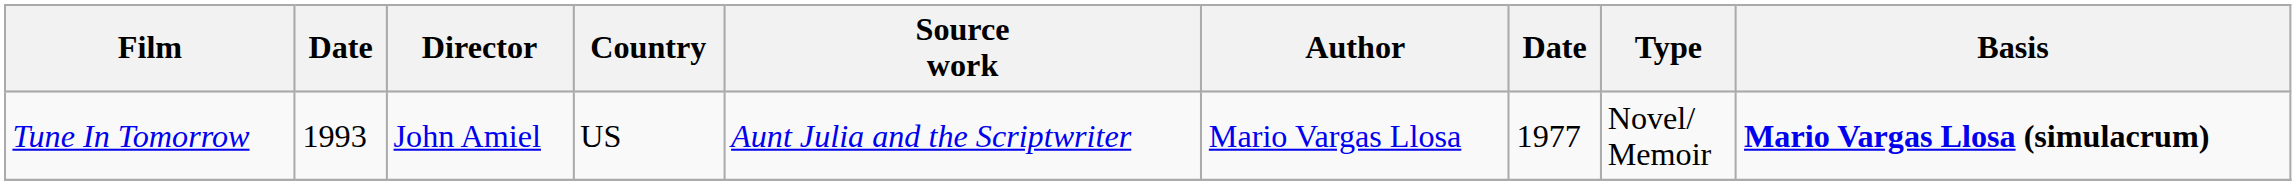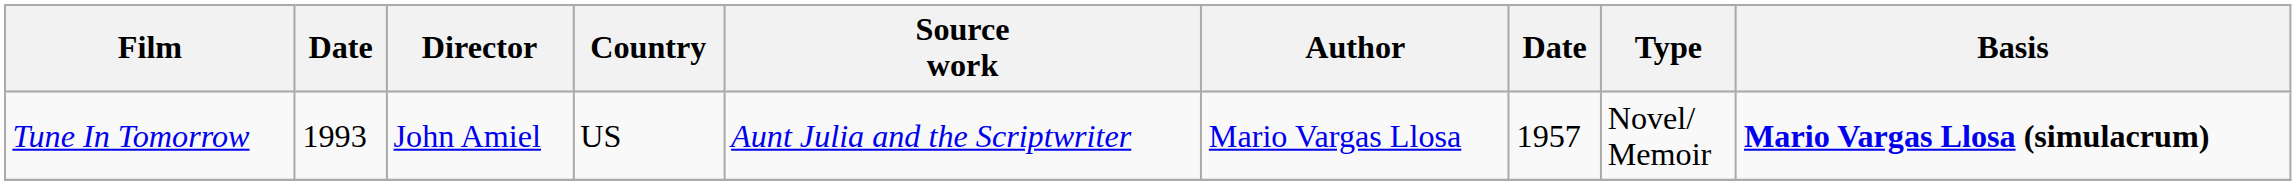(1549, 135) 1977 -> (1549, 135) 1957
